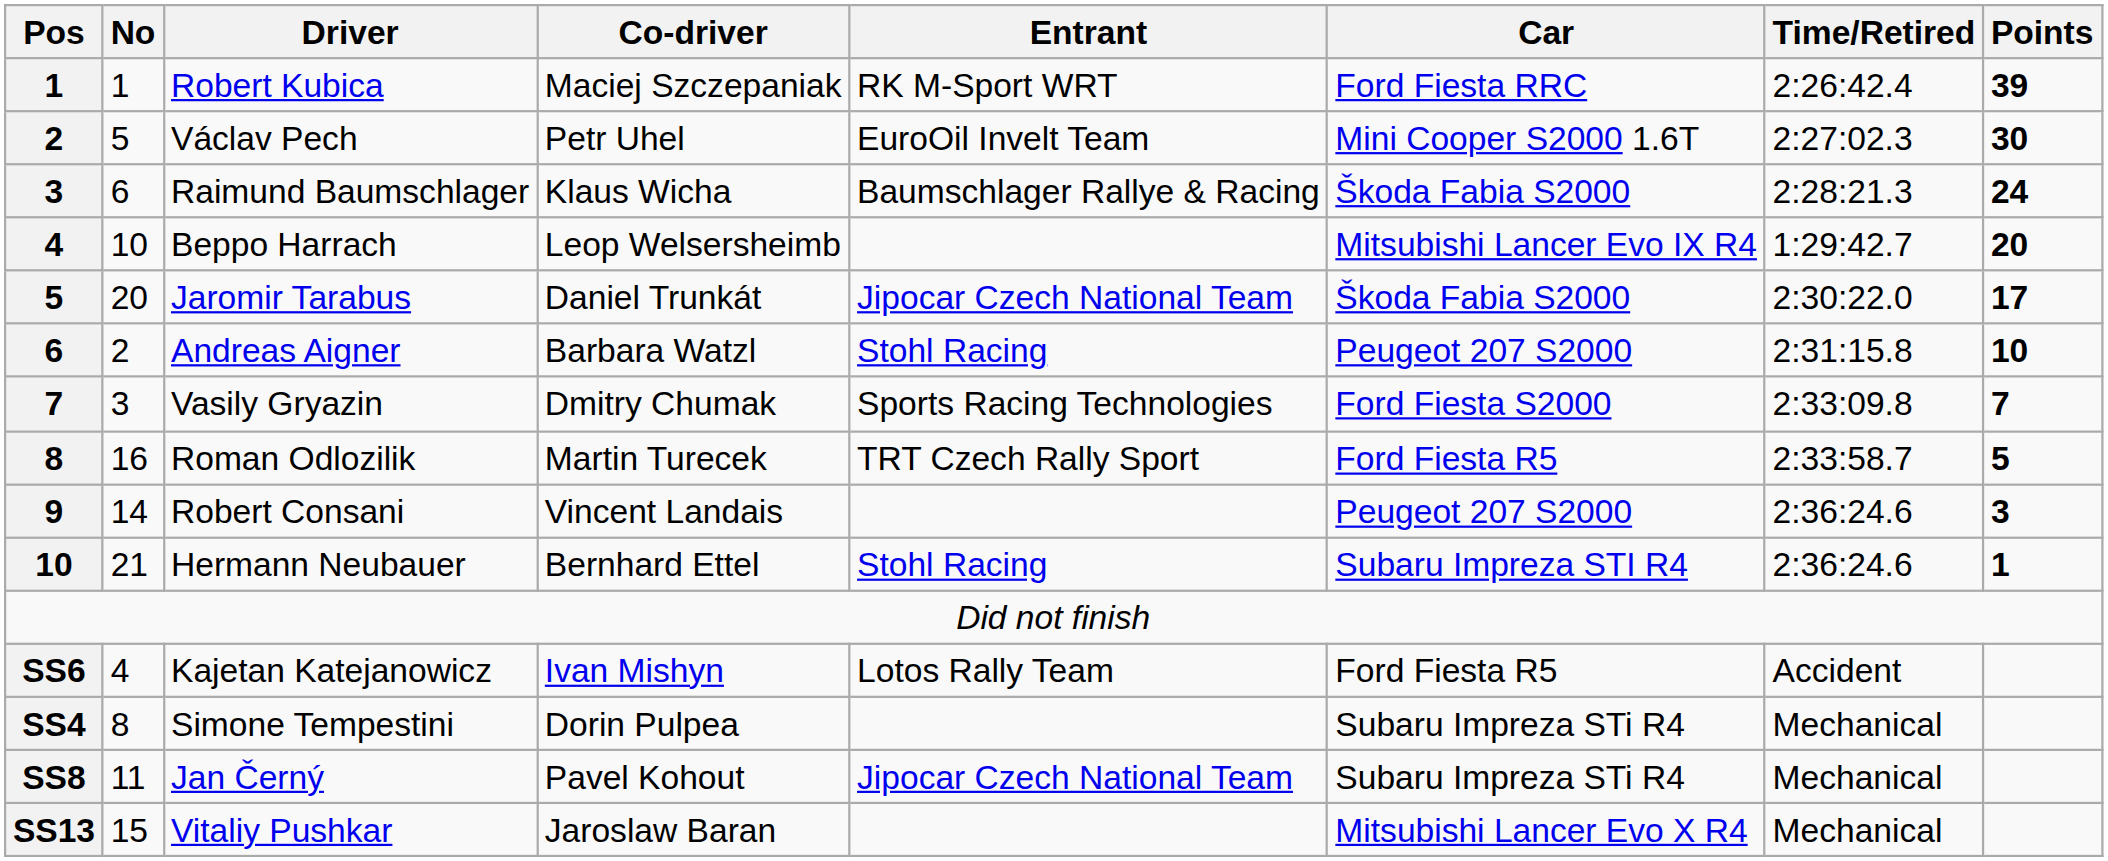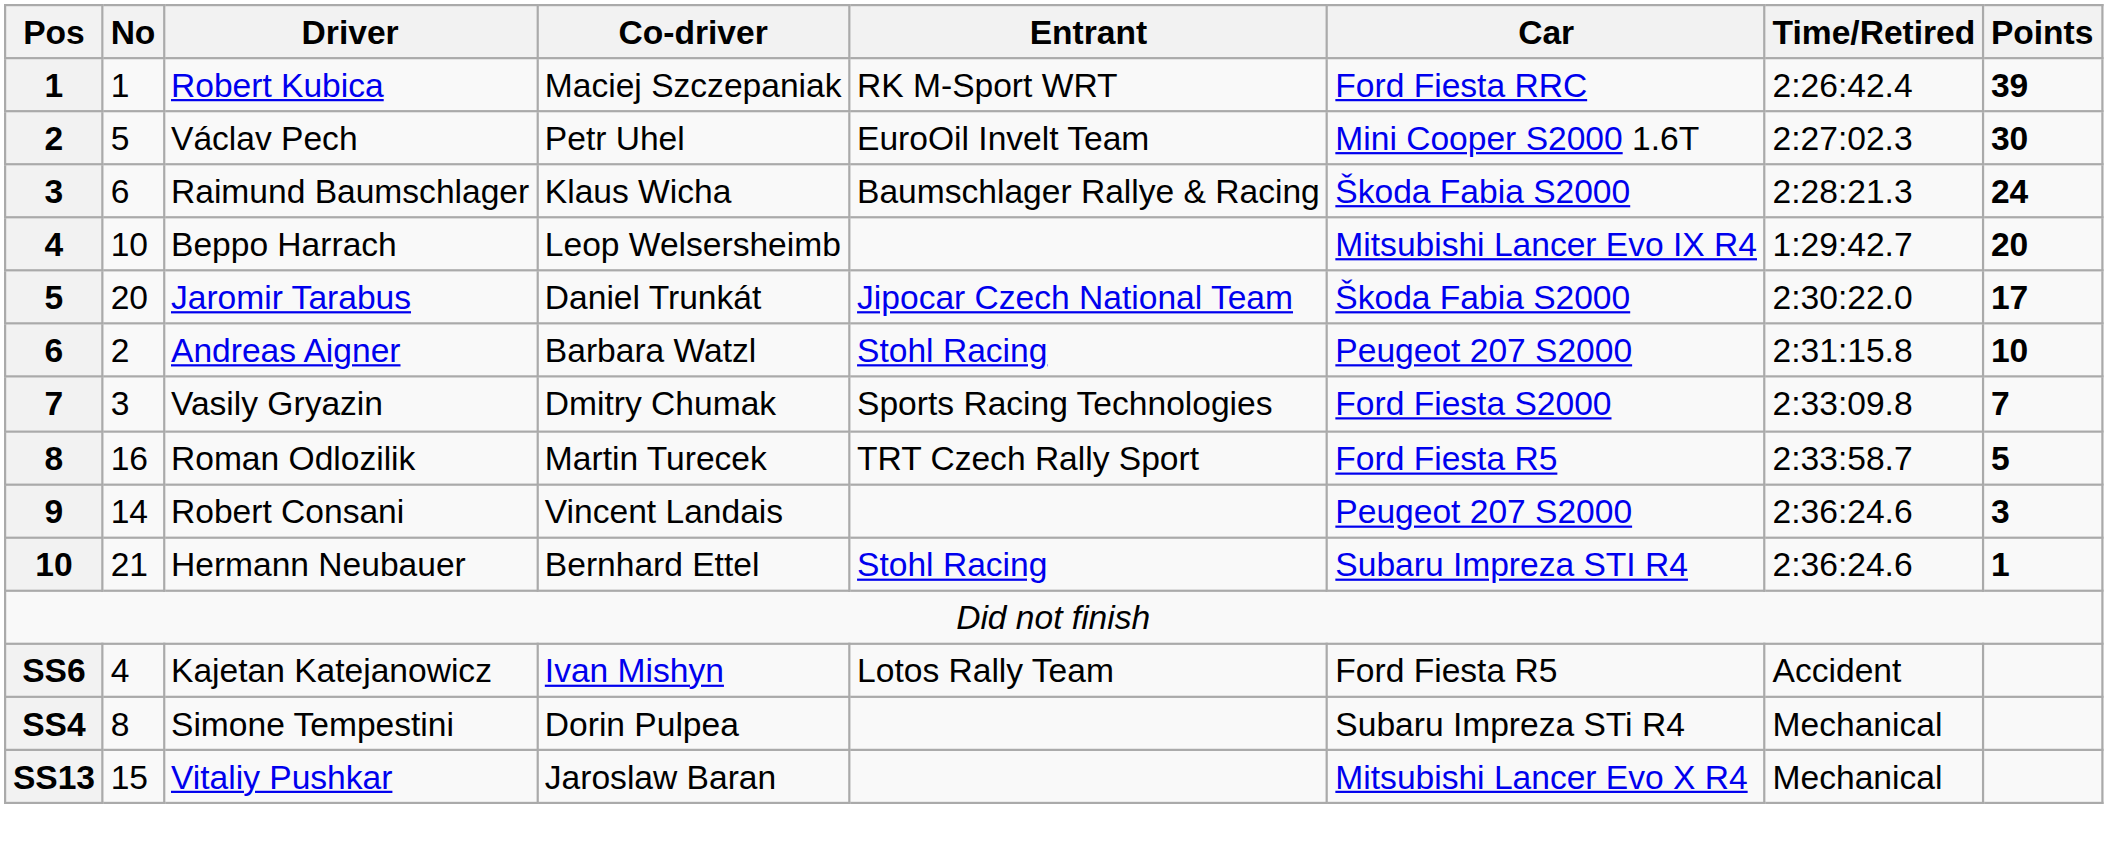- row: (247, 776)
